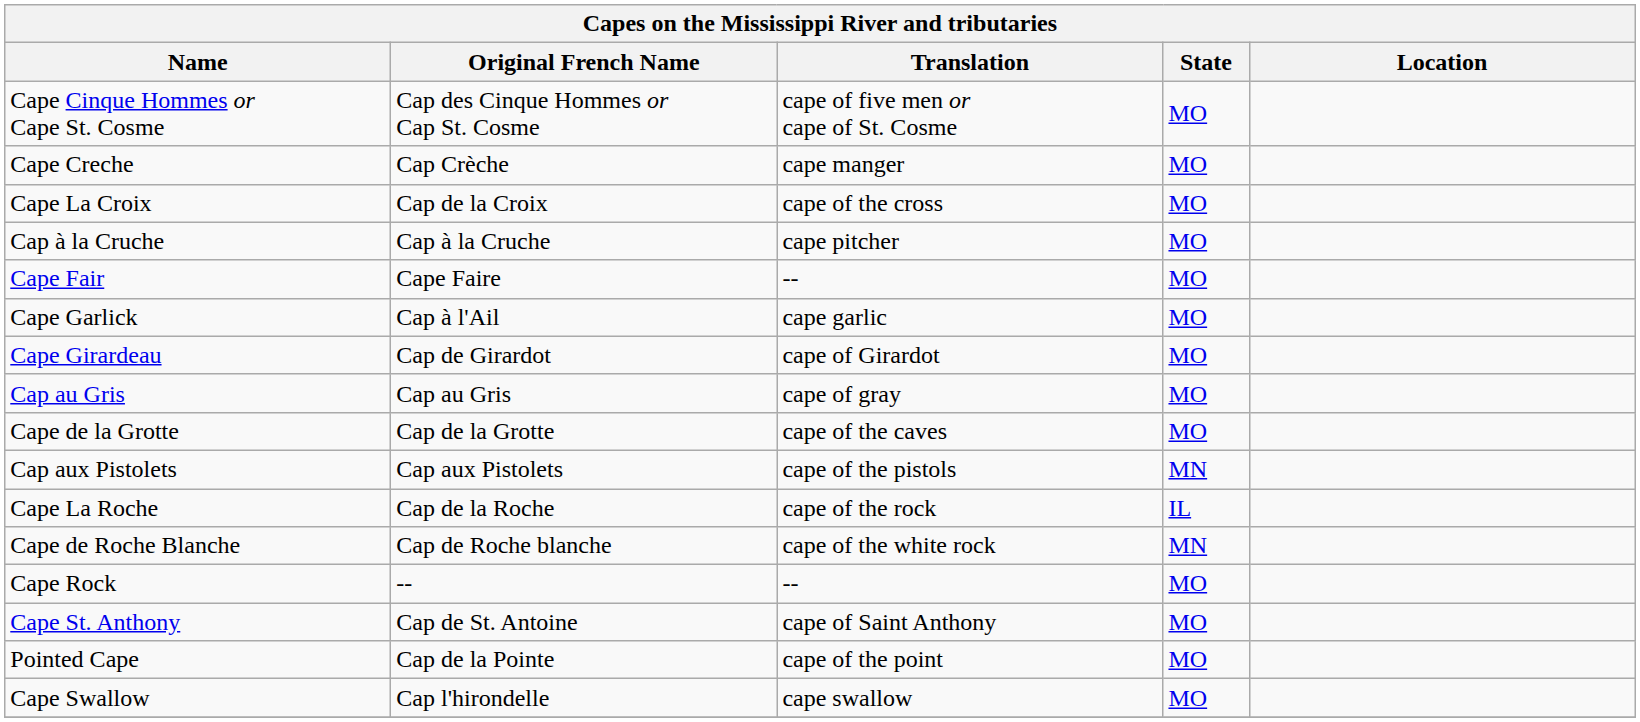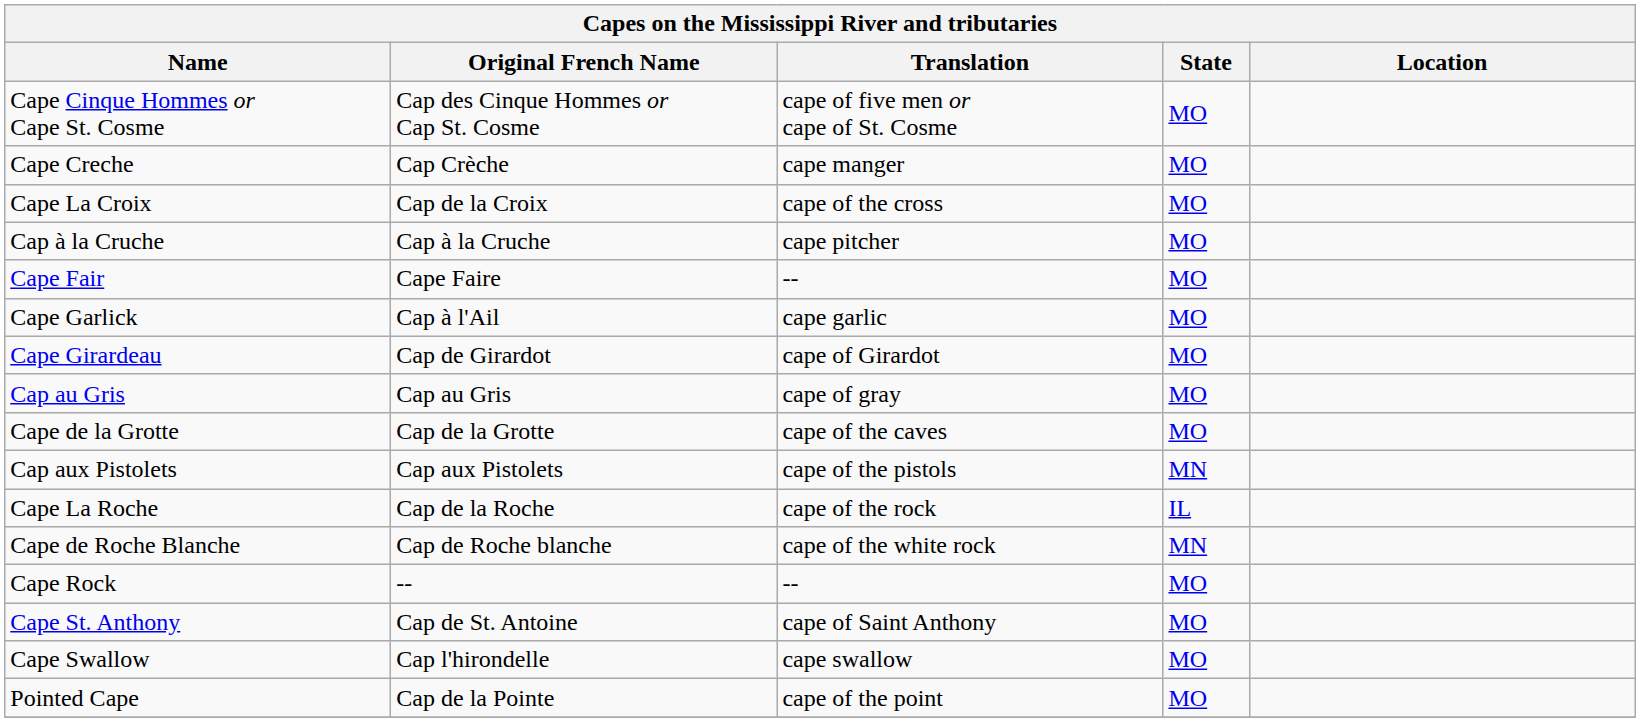rows swapped: (80, 697) <-> (75, 659)
